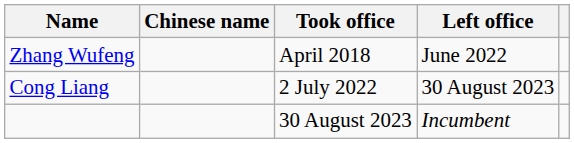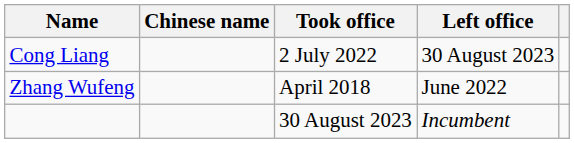rows swapped: (72, 54) <-> (59, 87)
